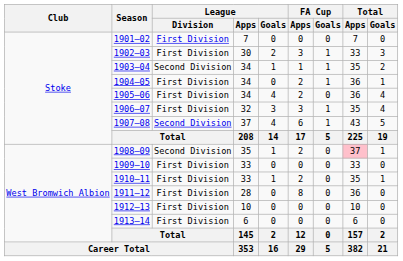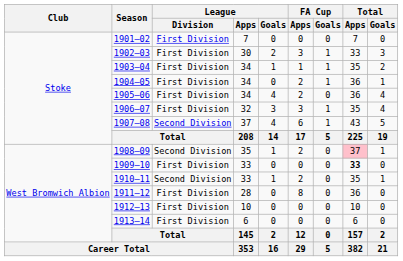(193, 67) Second Division -> (193, 67) First Division
(355, 165) normal -> (355, 165) bold
(193, 179) First Division -> (193, 179) Second Division
